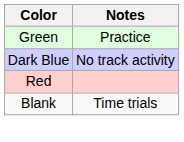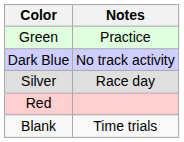+ row: (39, 81)
